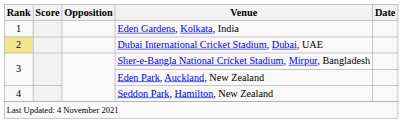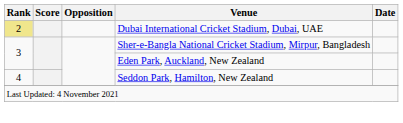- row: (178, 28)
